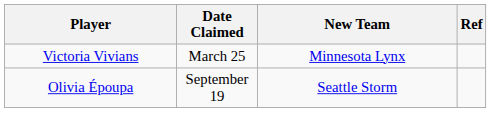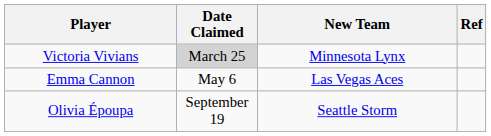(217, 56) no background -> (217, 56) lightgrey background
+ row: (91, 79)
